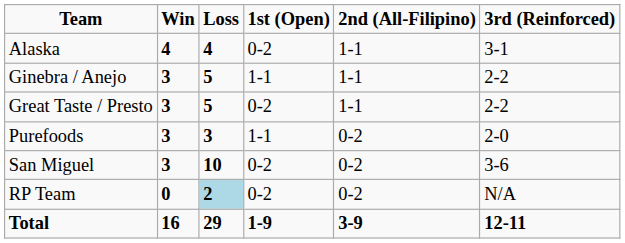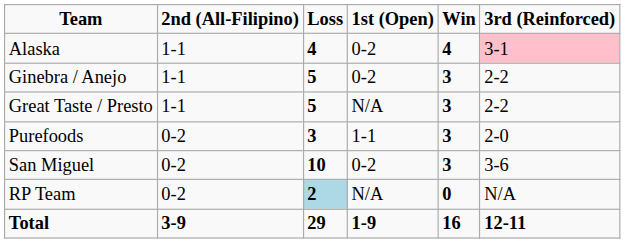columns swapped: (178, 19) <-> (407, 19)
(497, 48) no background -> (497, 48) pink background
(260, 77) 1-1 -> (364, 77) 0-2
(260, 106) 0-2 -> (367, 106) N/A
(260, 194) 0-2 -> (367, 194) N/A
